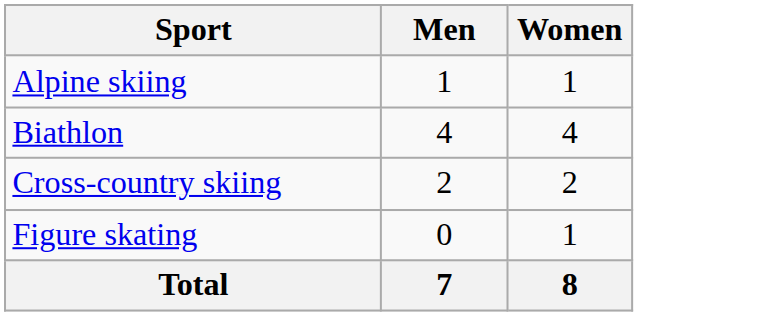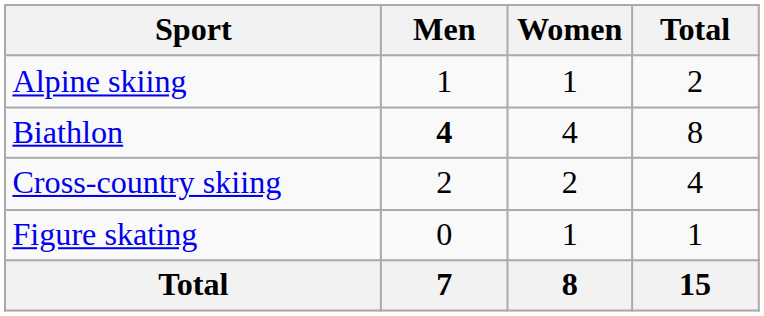+ column: (695, 30)
(444, 132) normal -> (444, 132) bold
